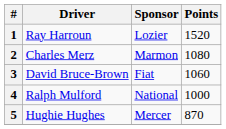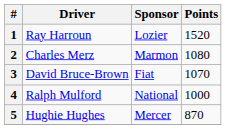(197, 74) 1060 -> (197, 74) 1070
